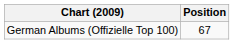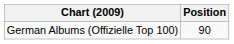(205, 30) 67 -> (205, 30) 90
